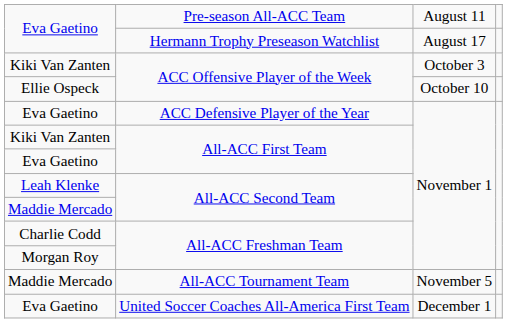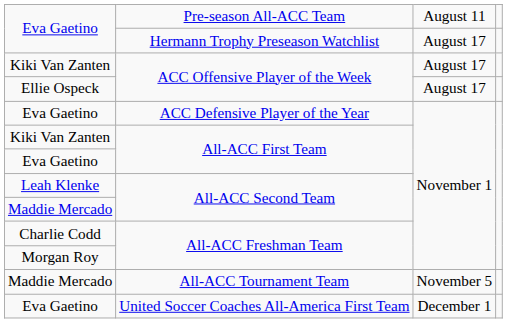(454, 64) October 3 -> (454, 64) August 17
(454, 88) October 10 -> (454, 88) August 17
